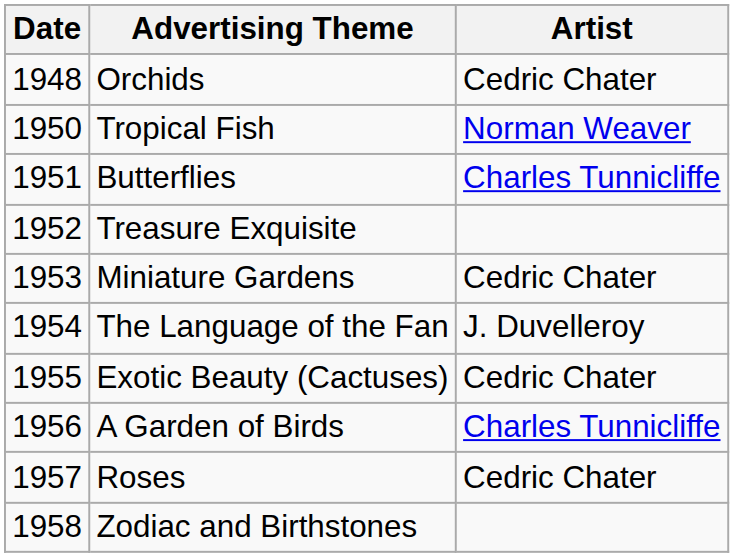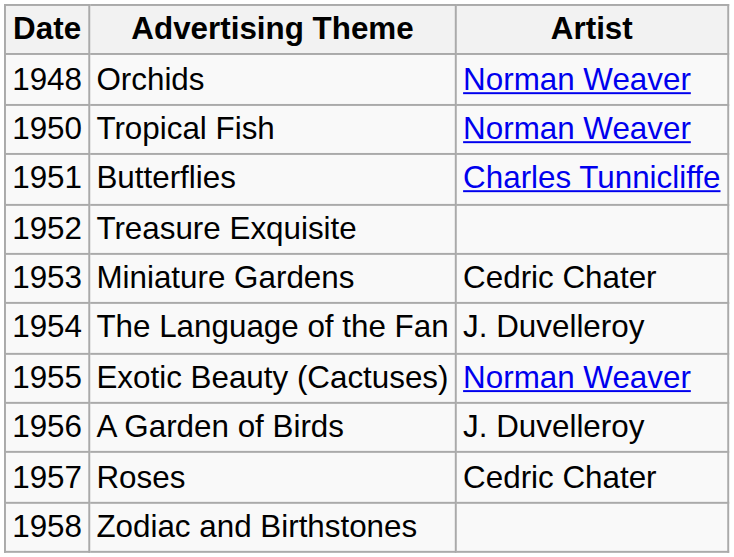(560, 79) Cedric Chater -> (577, 79) Norman Weaver
(560, 377) Cedric Chater -> (577, 377) Norman Weaver
(592, 427) Charles Tunnicliffe -> (554, 427) J. Duvelleroy
